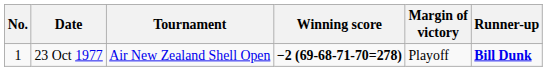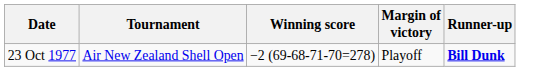- column: (18, 24)
(339, 55) bold -> (313, 55) normal
